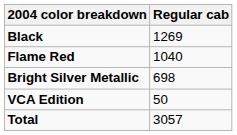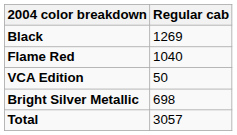rows swapped: (73, 78) <-> (46, 99)
